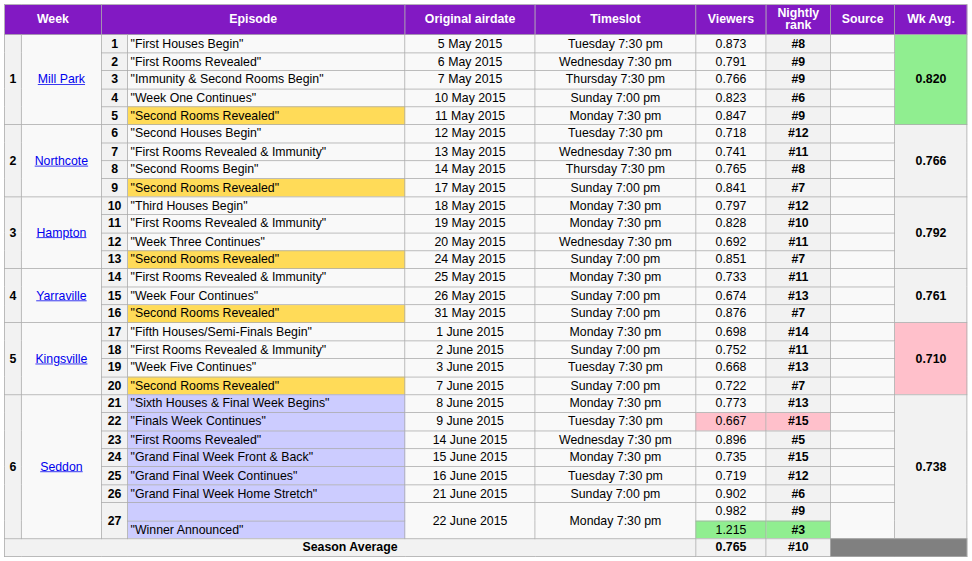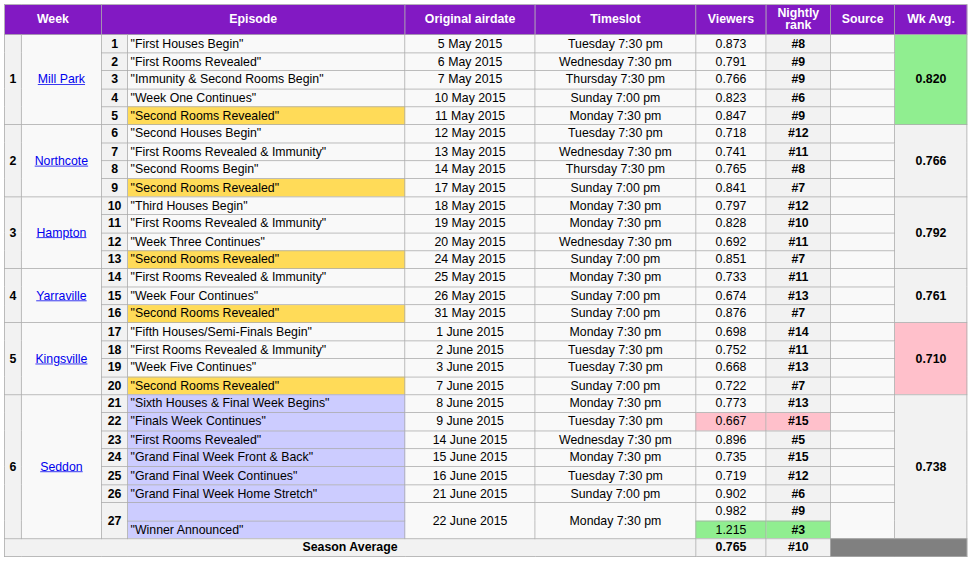(615, 349) Sunday 7:00 pm -> (615, 349) Tuesday 7:30 pm
